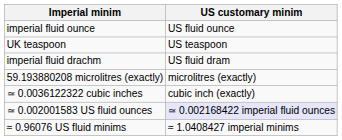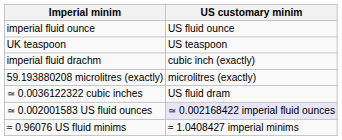(199, 61) US fluid dram -> (211, 61) cubic inch (exactly)
(211, 94) cubic inch (exactly) -> (199, 94) US fluid dram
